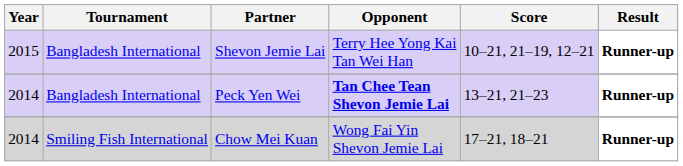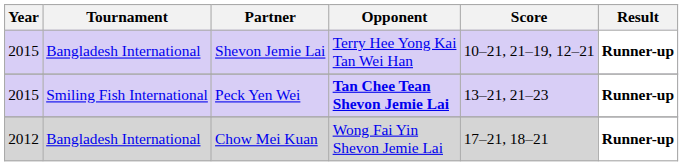(24, 95) 2014 -> (24, 95) 2015
(123, 95) Bangladesh International -> (127, 95) Smiling Fish International
(24, 139) 2014 -> (24, 139) 2012
(127, 139) Smiling Fish International -> (123, 139) Bangladesh International
